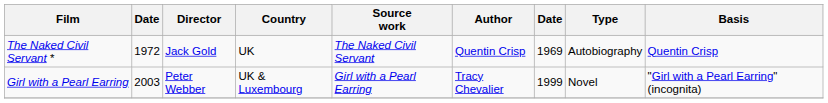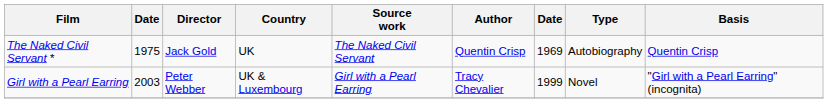(147, 51) 1972 -> (147, 51) 1975
